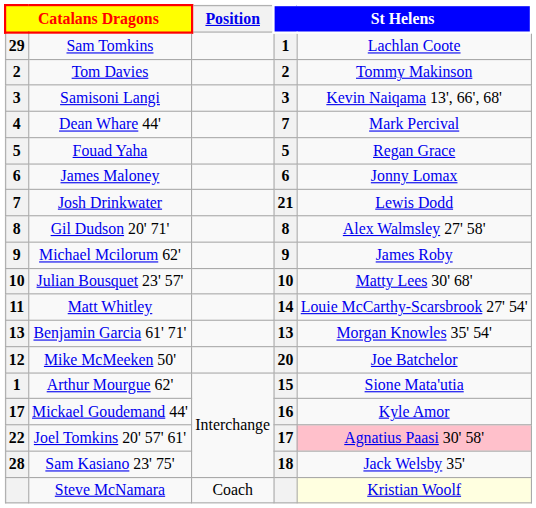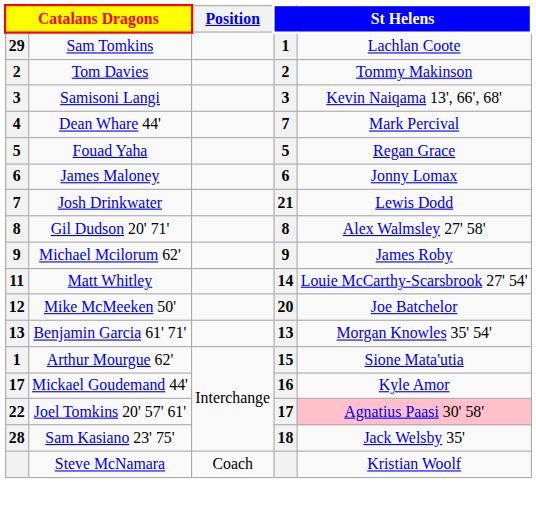- row: (110, 281)
rows swapped: (110, 359) <-> (110, 333)
(414, 490) lightyellow background -> (414, 464) no background
